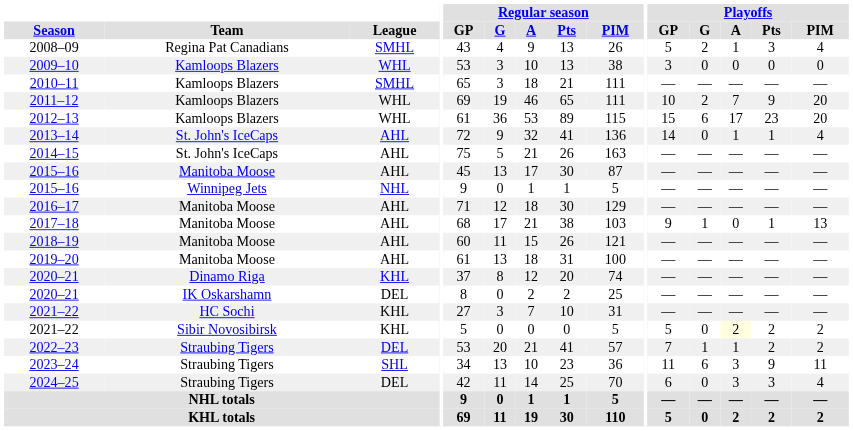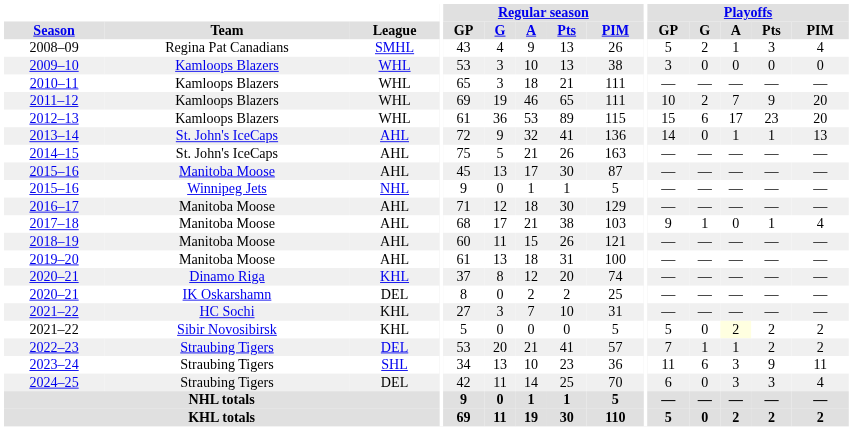(395, 83) SMHL -> (395, 83) WHL
(820, 136) 4 -> (820, 136) 13
(820, 224) 13 -> (820, 224) 4
